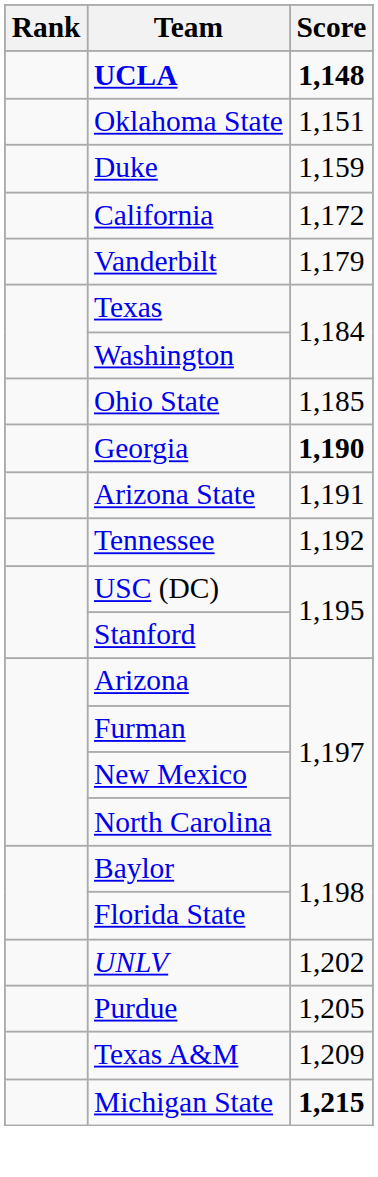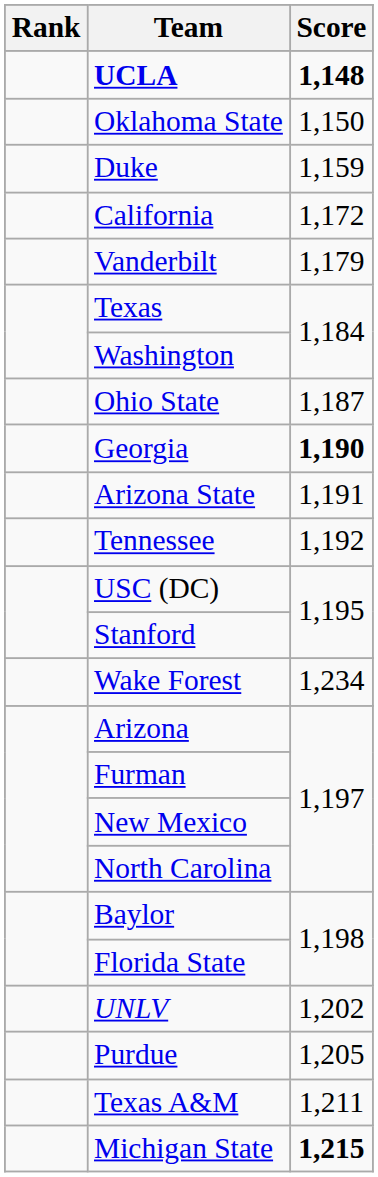(331, 121) 1,151 -> (331, 121) 1,150
(331, 401) 1,185 -> (331, 401) 1,187
+ row: (168, 681)
(331, 1055) 1,209 -> (331, 1101) 1,211
